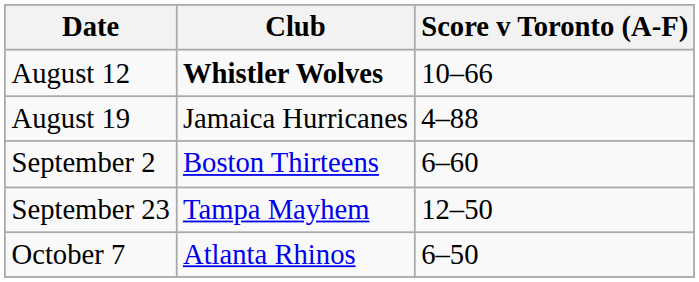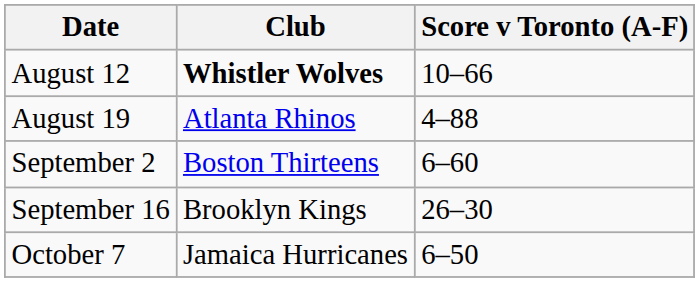(295, 118) Jamaica Hurricanes -> (269, 118) Atlanta Rhinos
+ row: (91, 208)
- row: (91, 208)
(269, 254) Atlanta Rhinos -> (295, 254) Jamaica Hurricanes
